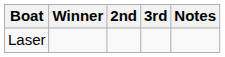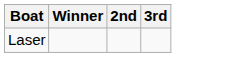- column: (195, 16)
